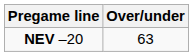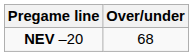(146, 39) 63 -> (146, 39) 68
